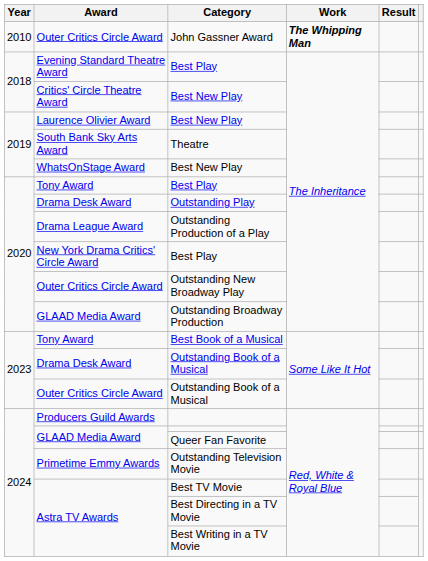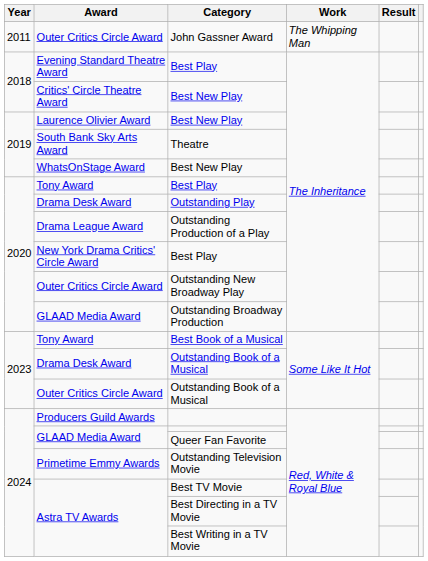(19, 36) 2010 -> (19, 36) 2011
(325, 36) bold -> (323, 36) normal
